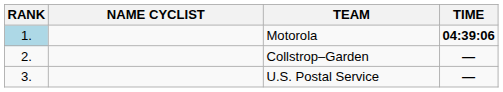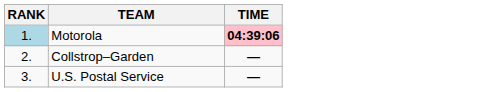- column: (156, 15)
(469, 36) no background -> (253, 36) pink background
